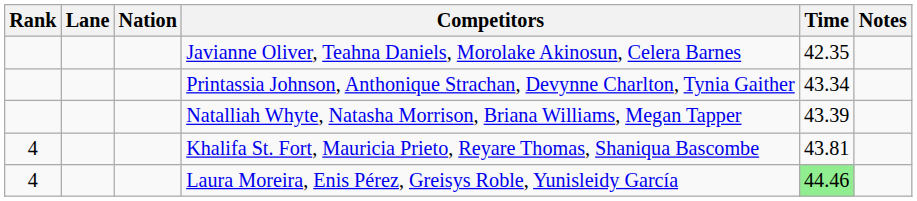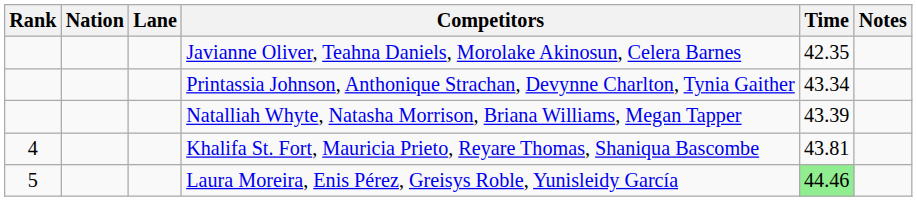columns swapped: (87, 20) <-> (148, 20)
(33, 180) 4 -> (33, 180) 5
